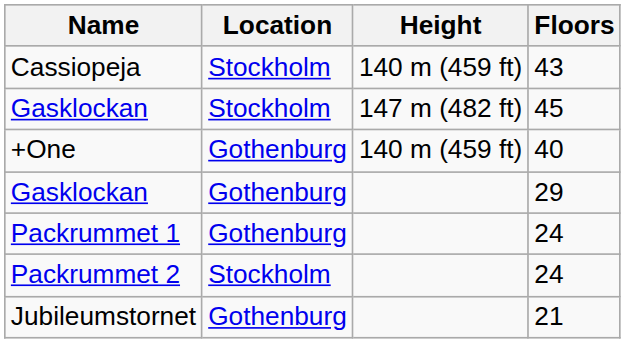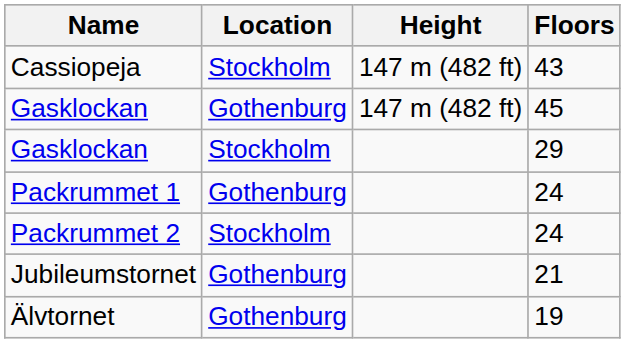(441, 66) 140 m (459 ft) -> (441, 66) 147 m (482 ft)
(269, 108) Stockholm -> (278, 108) Gothenburg
- row: (43, 150)
(278, 191) Gothenburg -> (269, 150) Stockholm
+ row: (63, 316)
